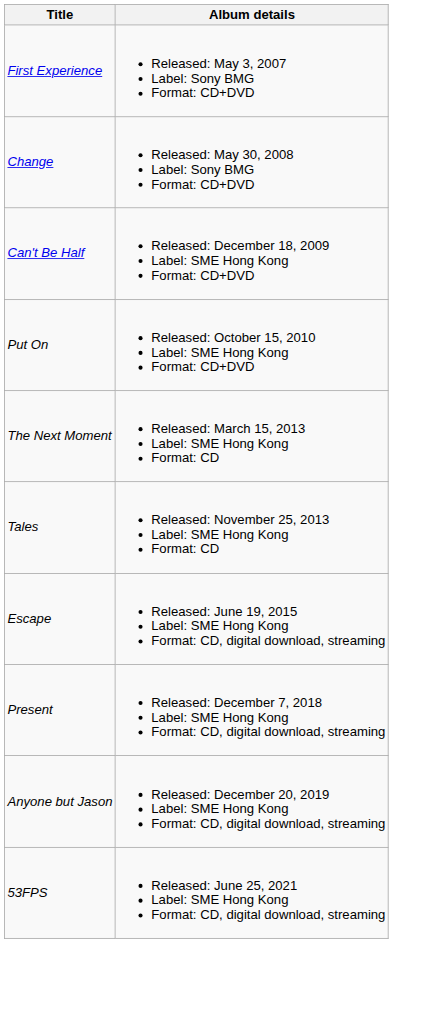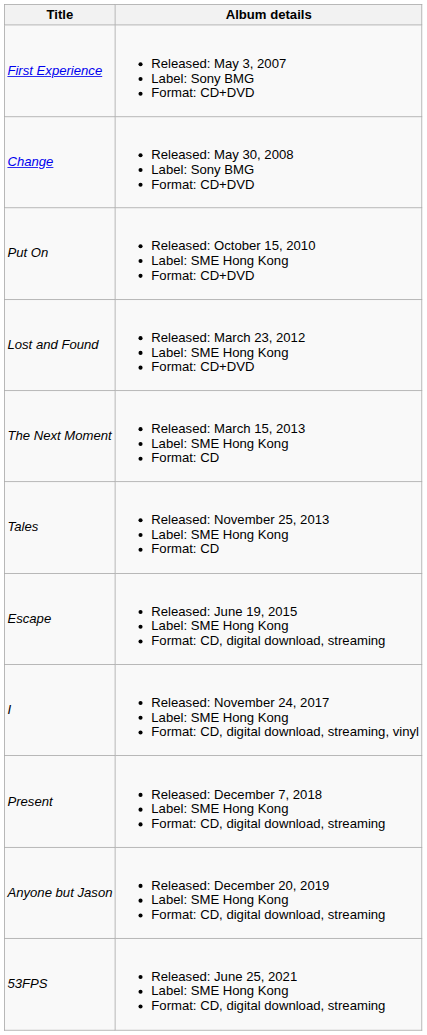- row: (46, 253)
+ row: (53, 344)
+ row: (9, 710)
